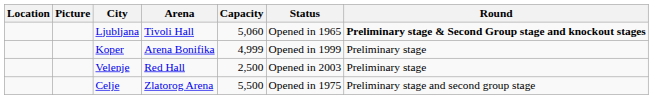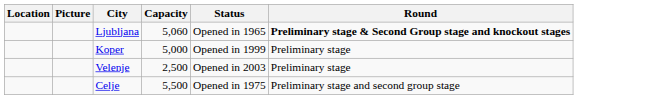- column: (179, 13)
(251, 49) 4,999 -> (175, 49) 5,000
